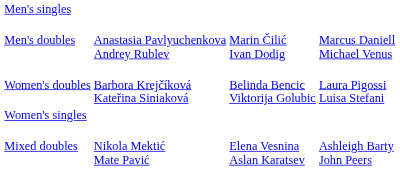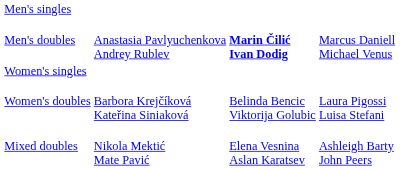(258, 47) normal -> (260, 47) bold
rows swapped: (45, 115) <-> (48, 84)
